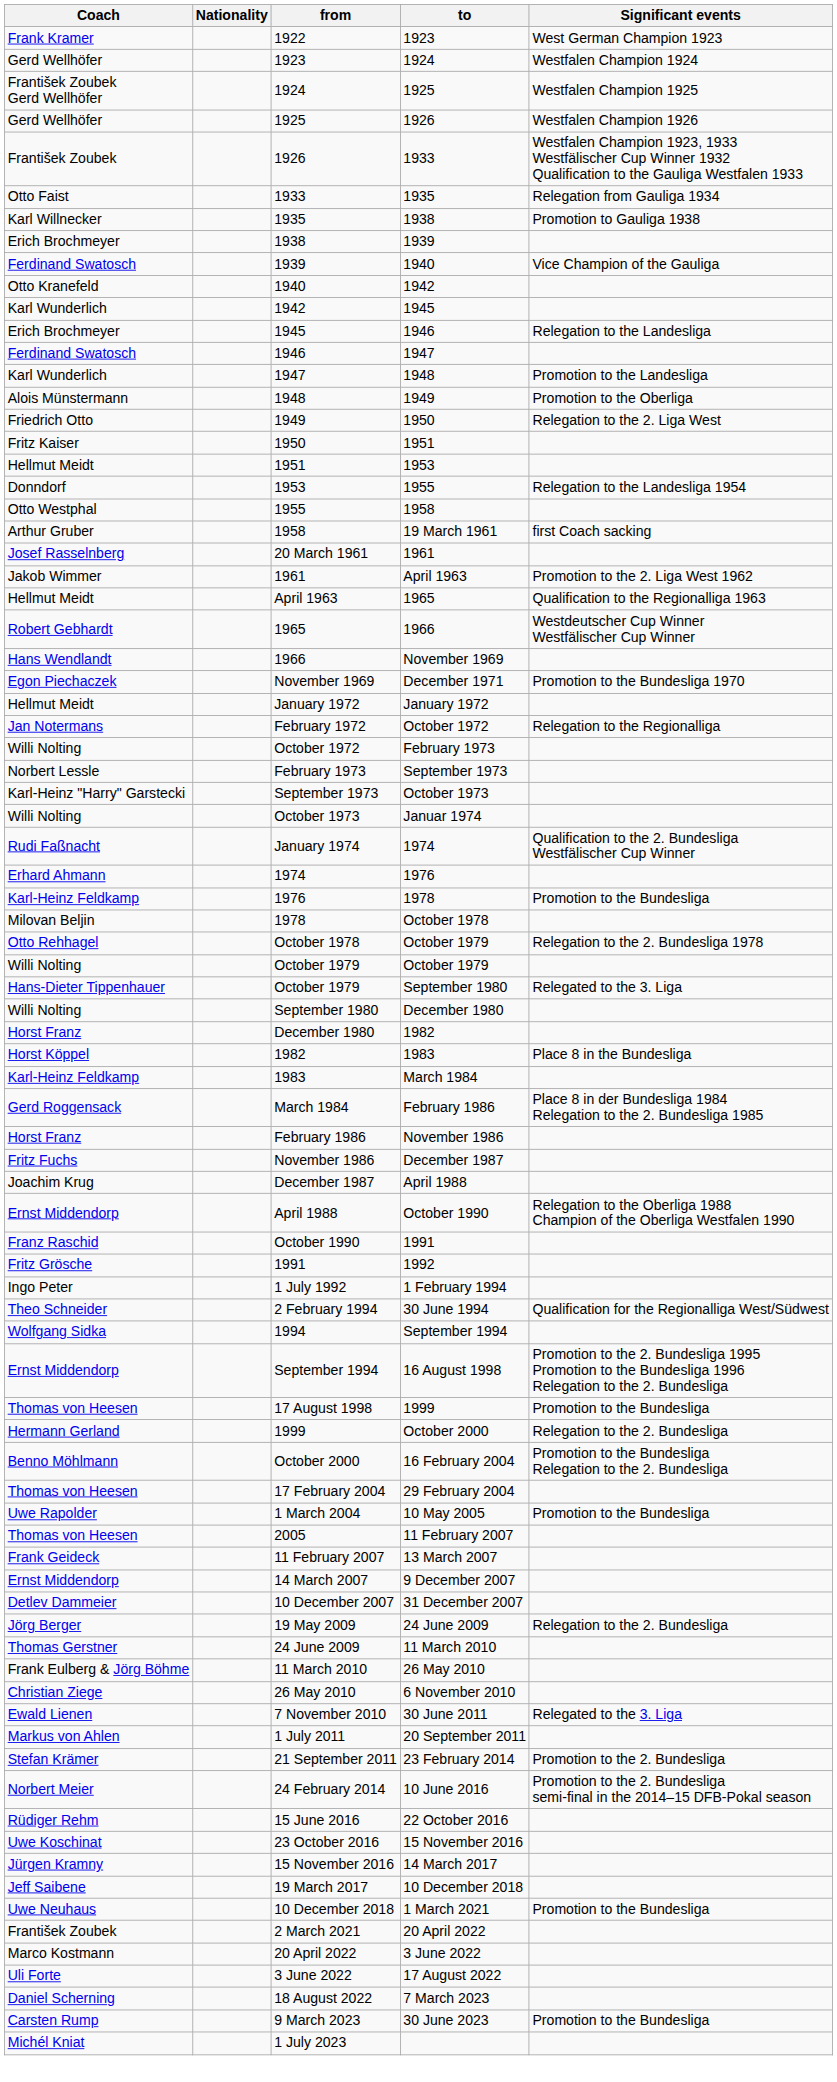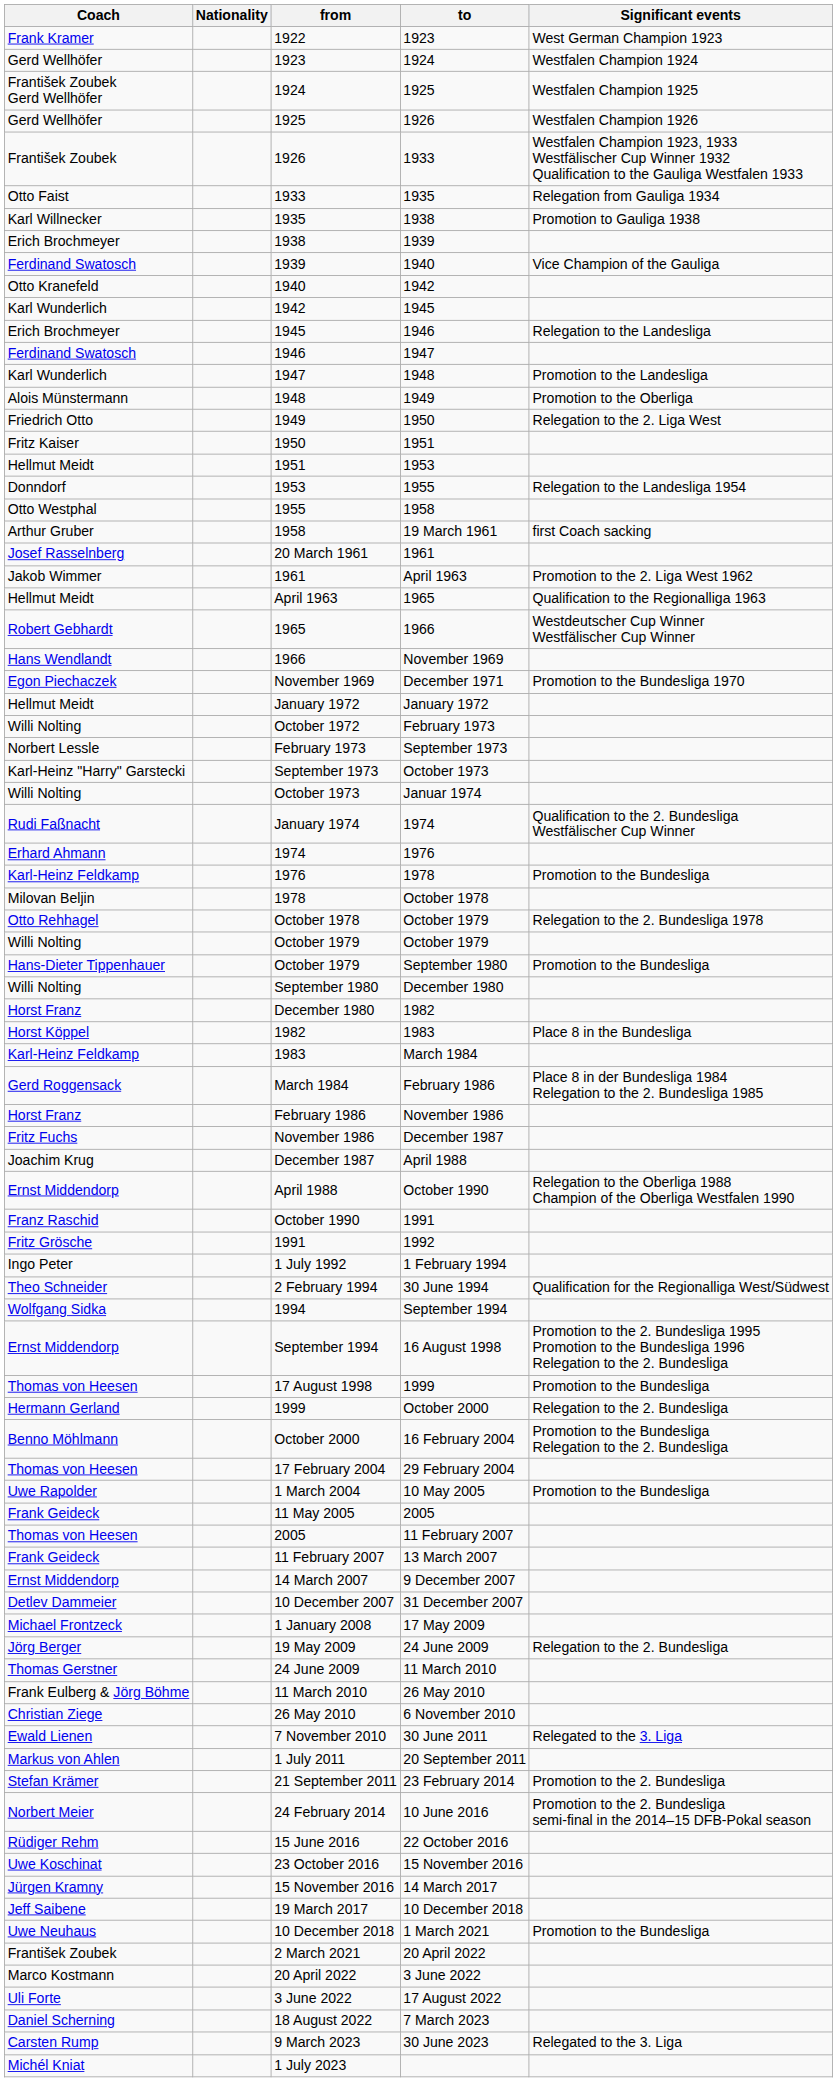- row: (320, 726)
(607, 988) Relegated to the 3. Liga -> (621, 965) Promotion to the Bundesliga
+ row: (314, 1513)
+ row: (323, 1625)
(621, 2020) Promotion to the Bundesliga -> (607, 2043) Relegated to the 3. Liga
